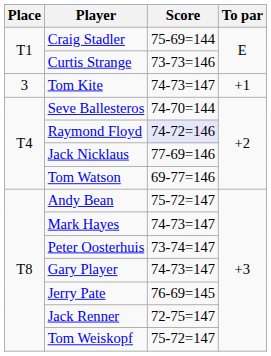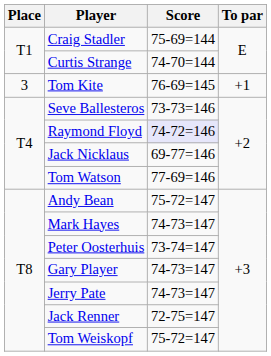(183, 62) 73-73=146 -> (183, 62) 74-70=144
(183, 85) 74-73=147 -> (183, 85) 76-69=145
(183, 108) 74-70=144 -> (183, 108) 73-73=146
(183, 154) 77-69=146 -> (183, 154) 69-77=146
(183, 177) 69-77=146 -> (183, 177) 77-69=146
(183, 293) 76-69=145 -> (183, 293) 74-73=147
